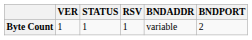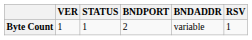columns swapped: (132, 12) <-> (222, 12)
